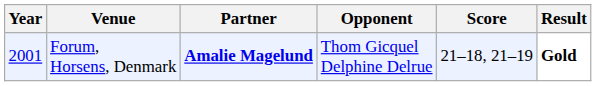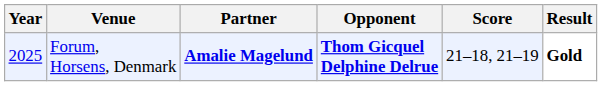(25, 56) 2001 -> (25, 56) 2025
(377, 56) normal -> (379, 56) bold
